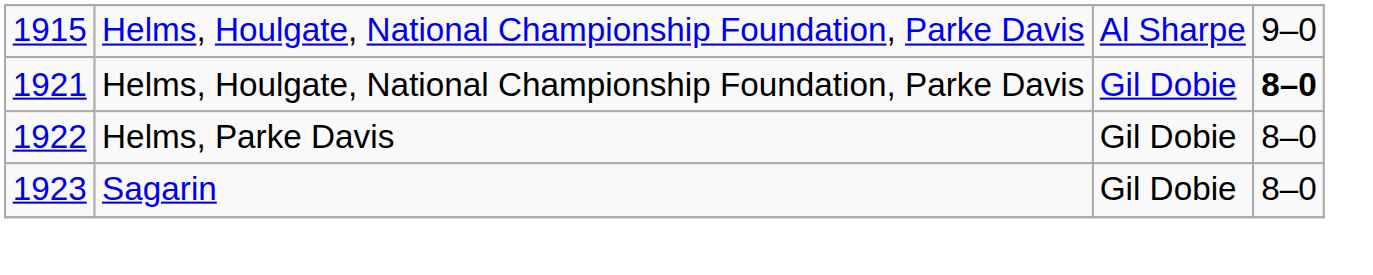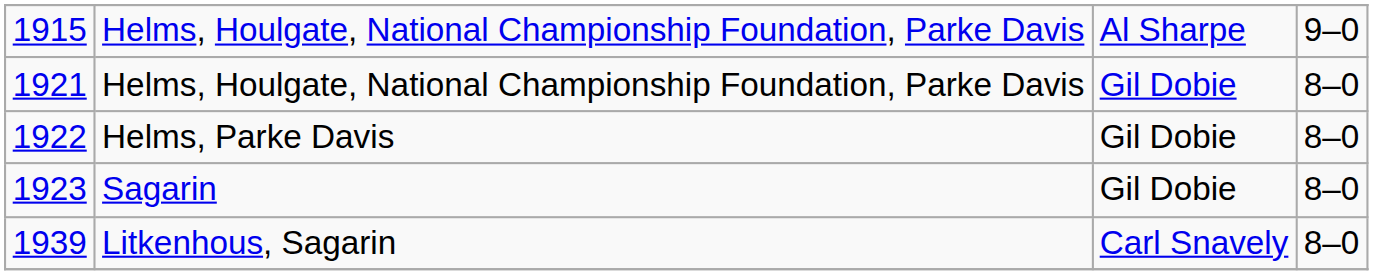(1289, 83) bold -> (1331, 83) normal
+ row: (50, 242)
